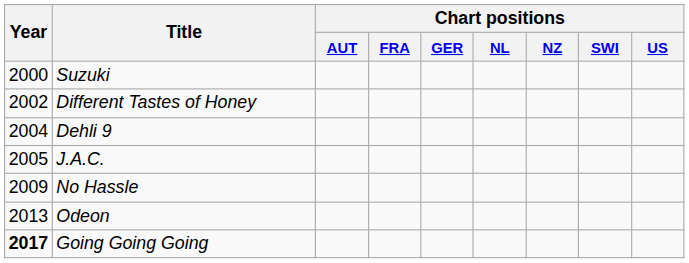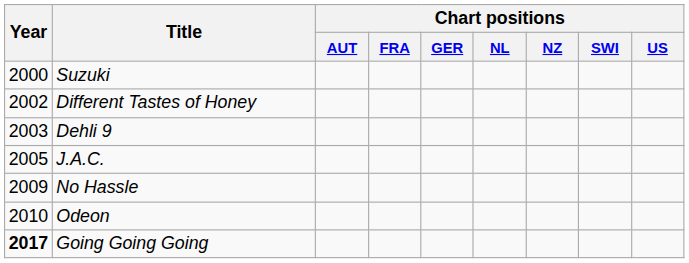(28, 131) 2004 -> (28, 131) 2003
(28, 215) 2013 -> (28, 215) 2010
